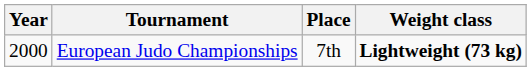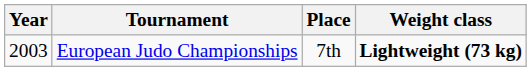(28, 50) 2000 -> (28, 50) 2003
